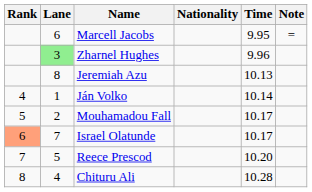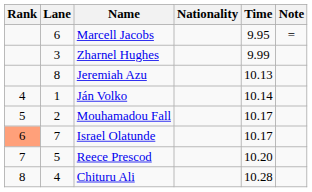(57, 55) lightgreen background -> (57, 55) no background
(258, 55) 9.96 -> (258, 55) 9.99
